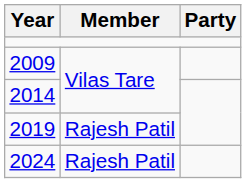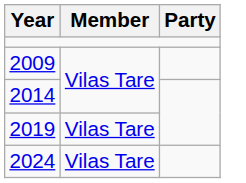(120, 128) Rajesh Patil -> (110, 128) Vilas Tare
(120, 161) Rajesh Patil -> (110, 161) Vilas Tare
